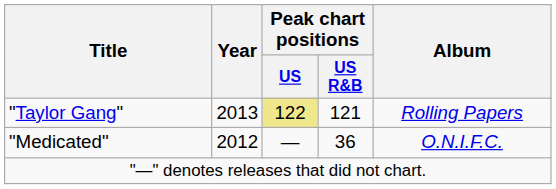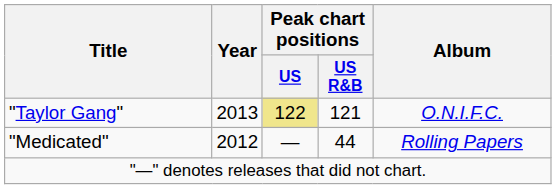(462, 112) Rolling Papers -> (462, 112) O.N.I.F.C.
(345, 142) 36 -> (345, 142) 44
(462, 142) O.N.I.F.C. -> (462, 142) Rolling Papers
